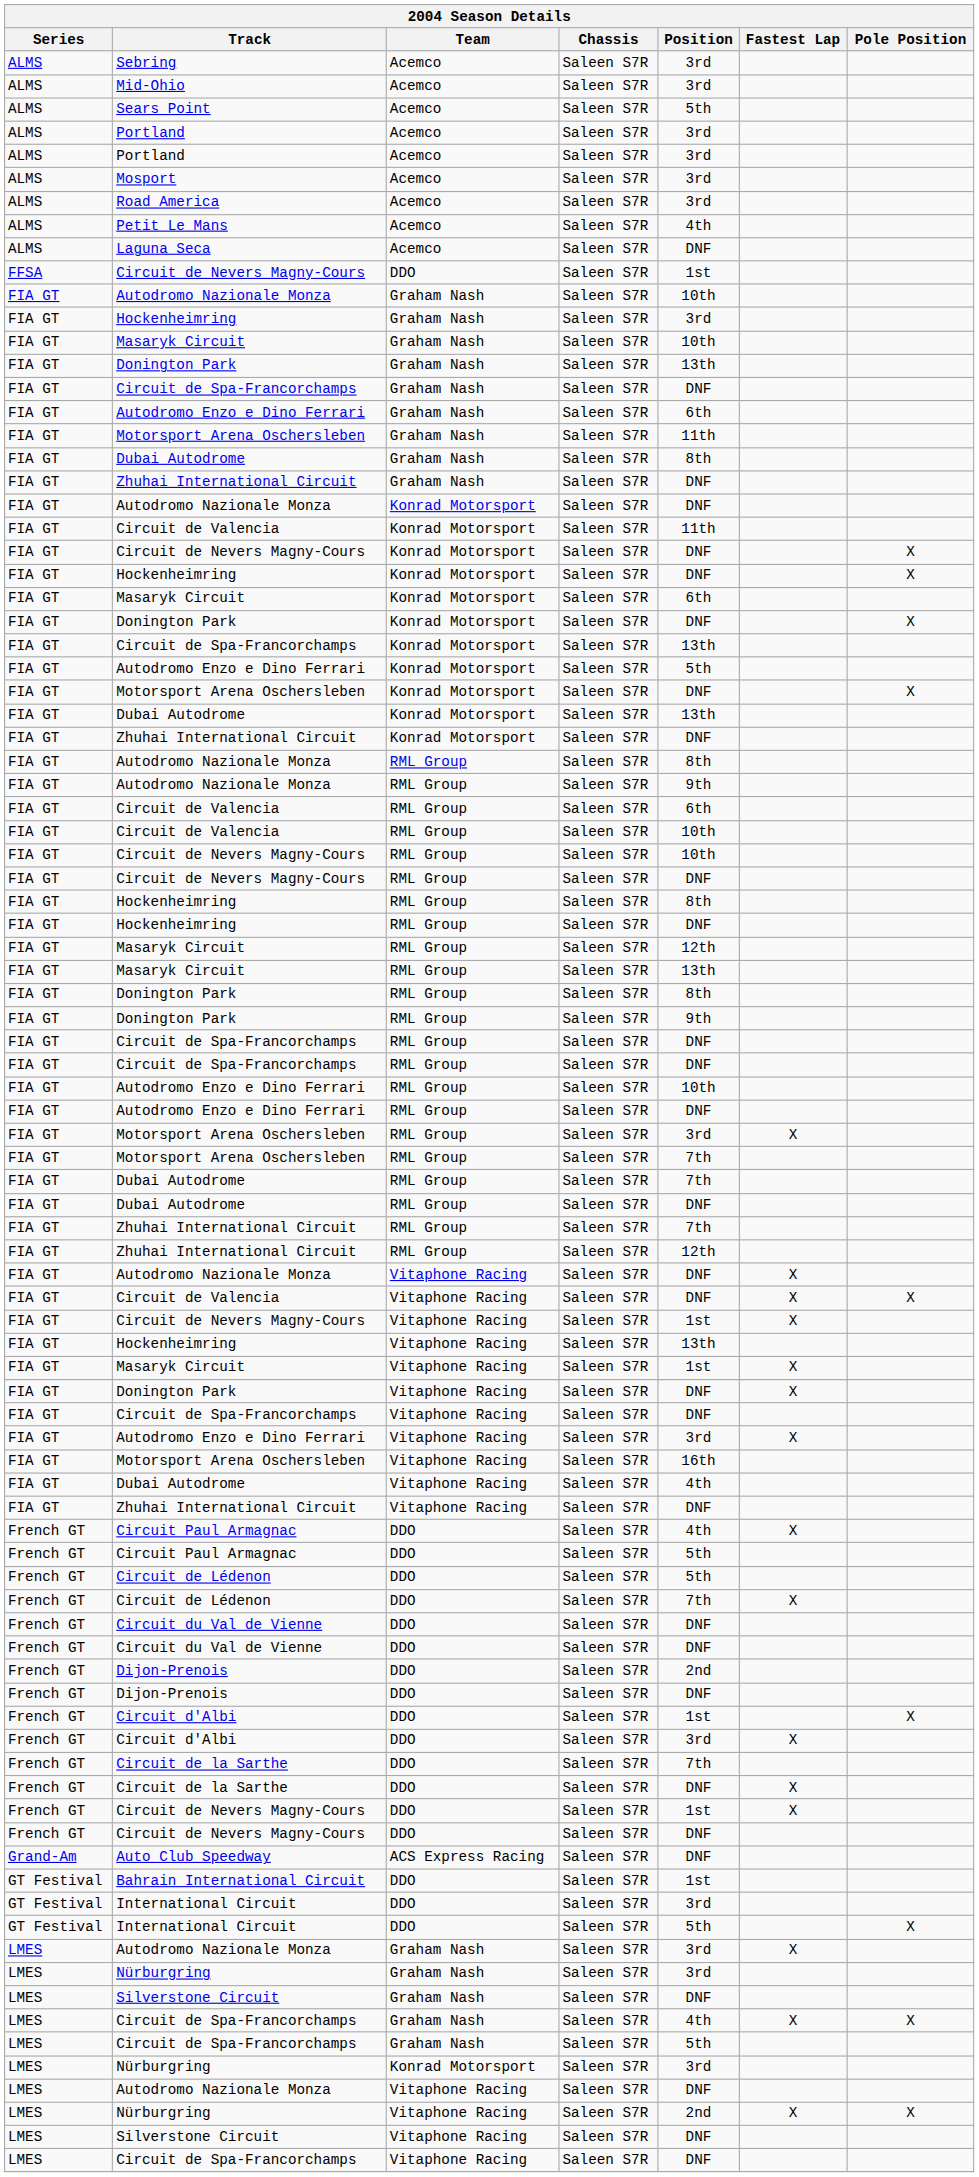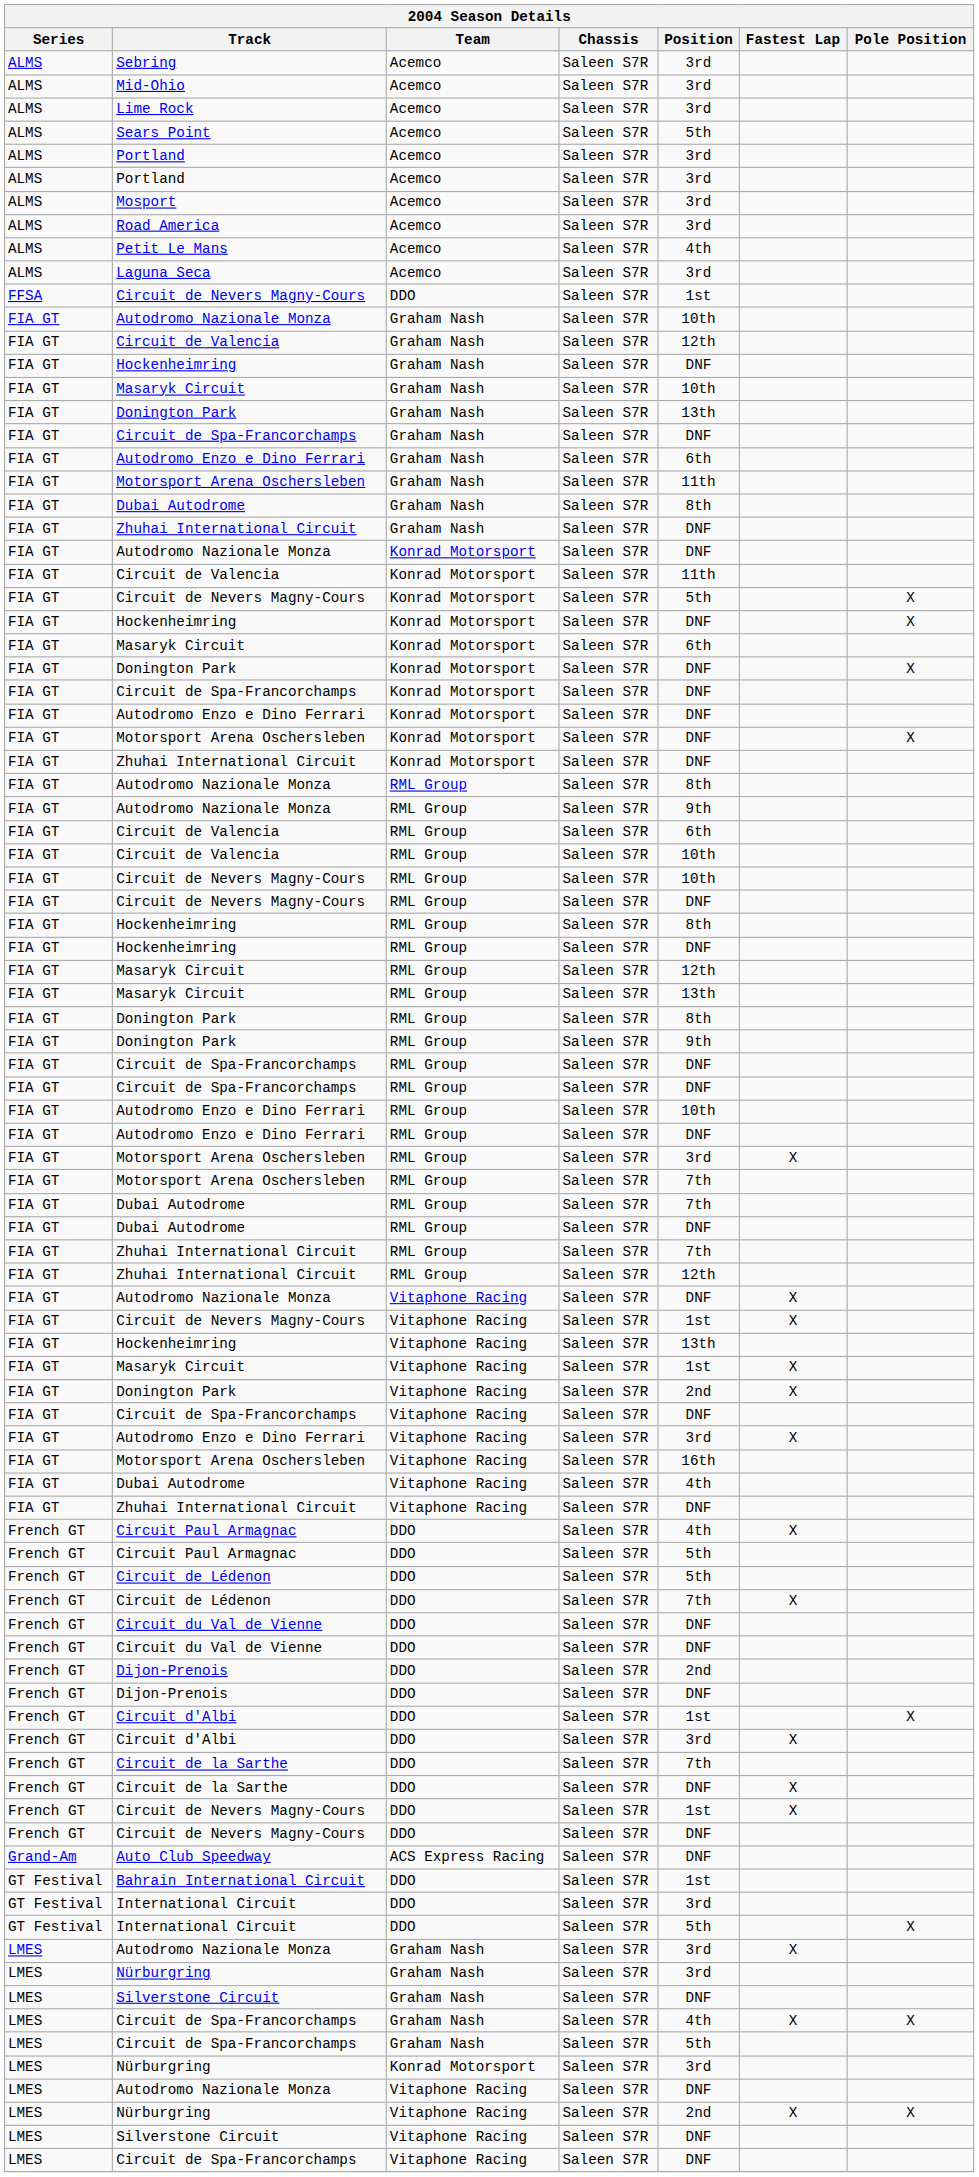+ row: (155, 109)
(698, 249) DNF -> (698, 273) 3rd
+ row: (198, 342)
(698, 319) 3rd -> (698, 366) DNF
(698, 552) DNF -> (698, 599) 5th
(698, 645) 13th -> (698, 692) DNF
(698, 669) 5th -> (698, 715) DNF
- row: (181, 715)
- row: (198, 1298)
(698, 1391) DNF -> (698, 1391) 2nd
